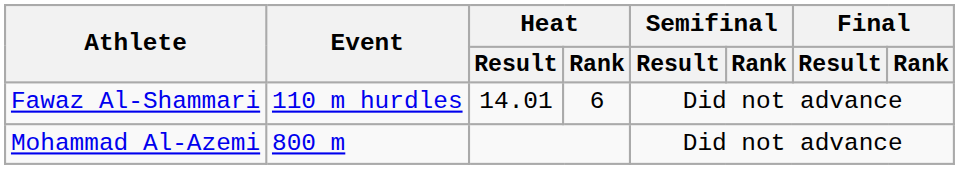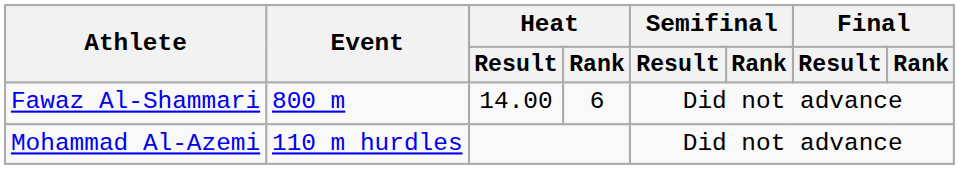(367, 103) 110 m hurdles -> (309, 103) 800 m
(516, 103) 14.01 -> (516, 103) 14.00
(309, 144) 800 m -> (367, 144) 110 m hurdles
